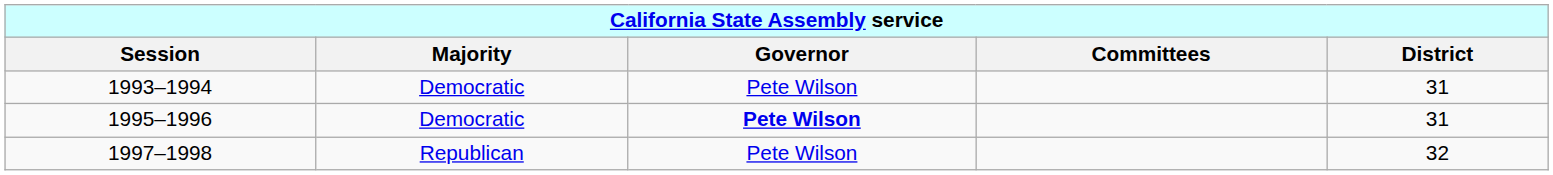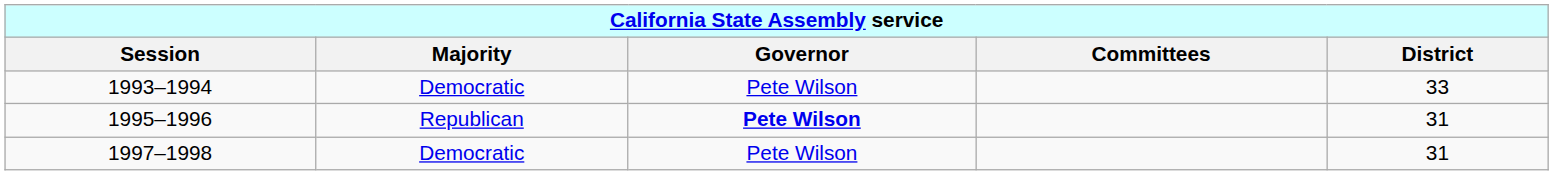(1437, 86) 31 -> (1437, 86) 33
(472, 119) Democratic -> (472, 119) Republican
(472, 152) Republican -> (472, 152) Democratic
(1437, 152) 32 -> (1437, 152) 31
